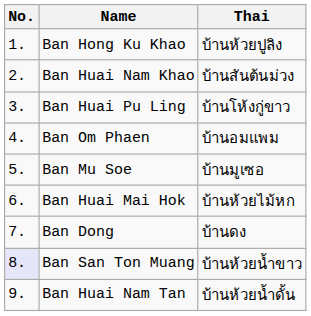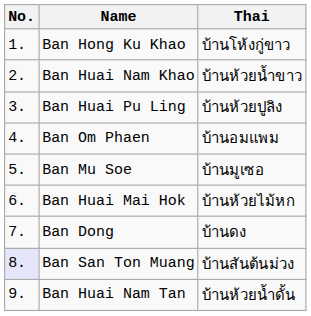(242, 46) บ้านห้วยปูลิง -> (246, 46) บ้านโห้งกู่ขาว
(248, 77) บ้านสันต้นม่วง -> (252, 77) บ้านห้วยน้ำขาว
(246, 108) บ้านโห้งกู่ขาว -> (242, 108) บ้านห้วยปูลิง
(252, 265) บ้านห้วยน้ำขาว -> (248, 265) บ้านสันต้นม่วง
